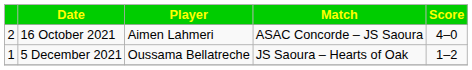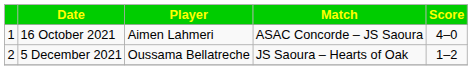(11, 35) 2 -> (11, 35) 1
(11, 55) 1 -> (11, 55) 2
